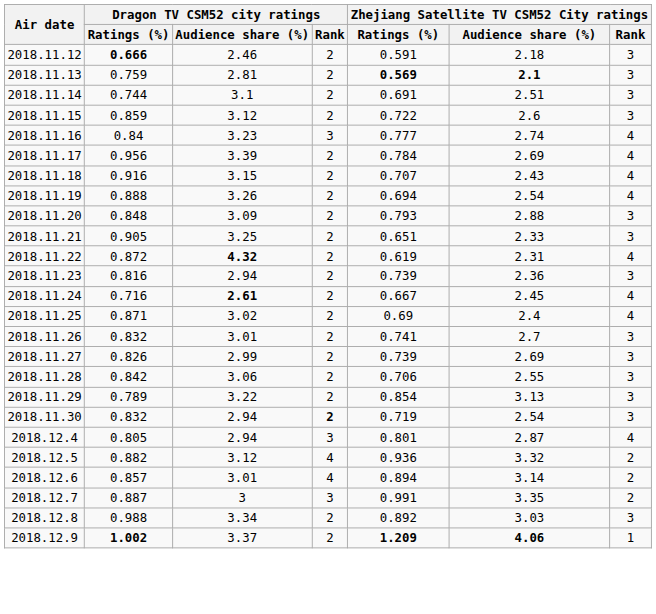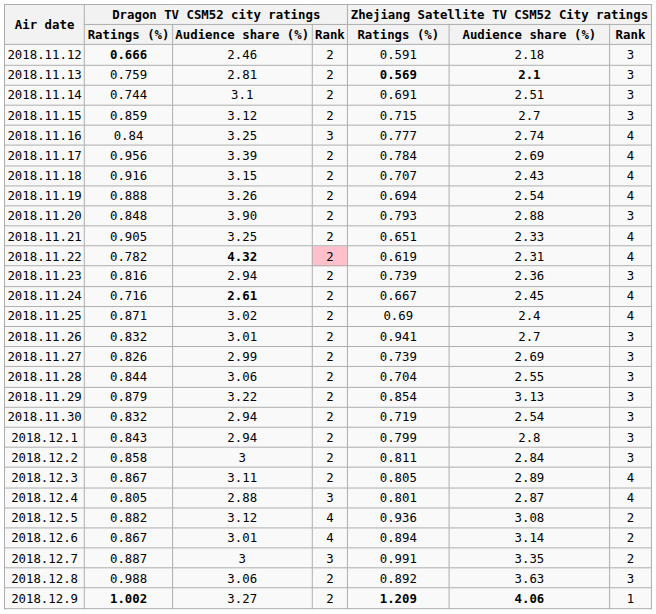(398, 115) 0.722 -> (398, 115) 0.715
(529, 115) 2.6 -> (529, 115) 2.7
(242, 135) 3.23 -> (242, 135) 3.25
(242, 216) 3.09 -> (242, 216) 3.90
(631, 236) 3 -> (631, 236) 4
(129, 256) 0.872 -> (129, 256) 0.782
(330, 256) no background -> (330, 256) pink background
(398, 337) 0.741 -> (398, 337) 0.941
(129, 377) 0.842 -> (129, 377) 0.844
(398, 377) 0.706 -> (398, 377) 0.704
(129, 397) 0.789 -> (129, 397) 0.879
(330, 417) bold -> (330, 417) normal
+ row: (45, 437)
+ row: (45, 457)
+ row: (45, 477)
(242, 437) 2.94 -> (242, 498) 2.88
(529, 457) 3.32 -> (529, 518) 3.08
(129, 477) 0.857 -> (129, 538) 0.867
(242, 518) 3.34 -> (242, 578) 3.06
(529, 518) 3.03 -> (529, 578) 3.63
(242, 538) 3.37 -> (242, 598) 3.27
